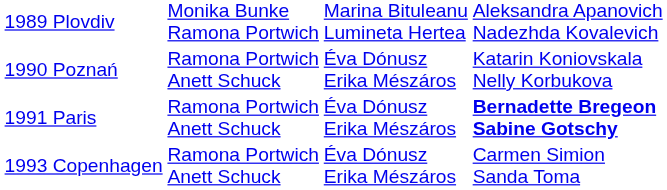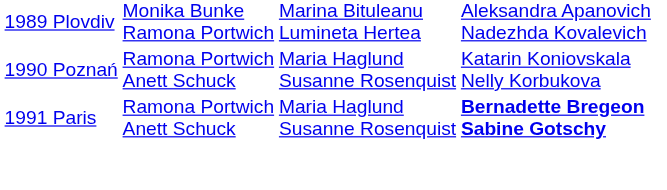(390, 70) Éva Dónusz Erika Mészáros -> (368, 70) Maria Haglund Susanne Rosenquist
(390, 118) Éva Dónusz Erika Mészáros -> (368, 118) Maria Haglund Susanne Rosenquist
- row: (84, 166)
